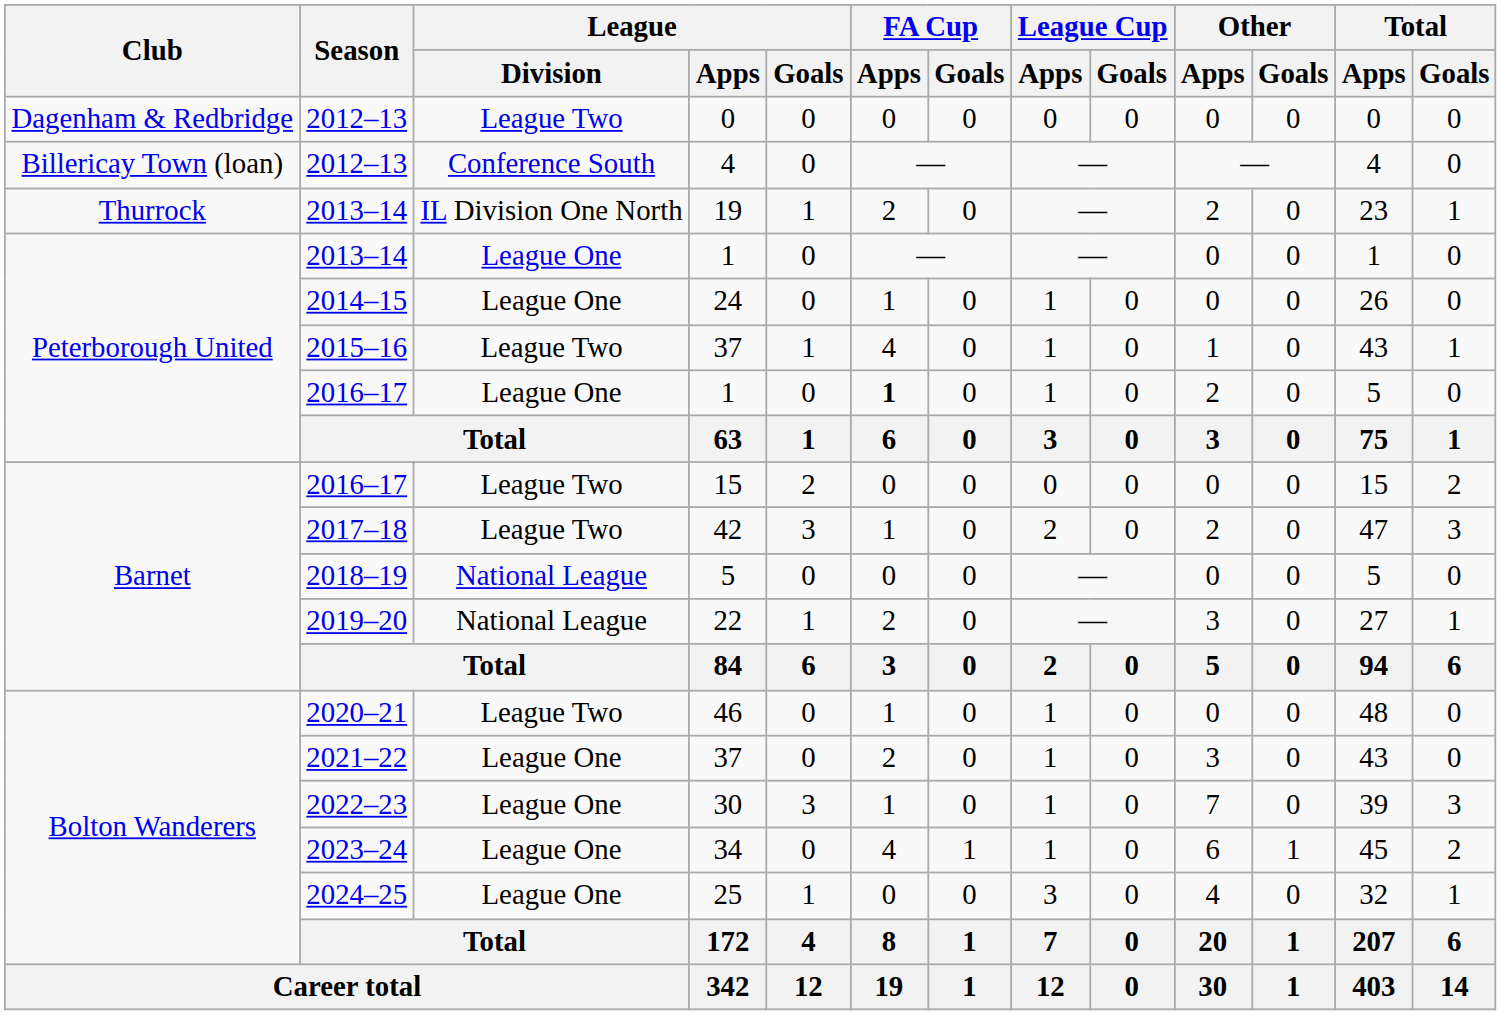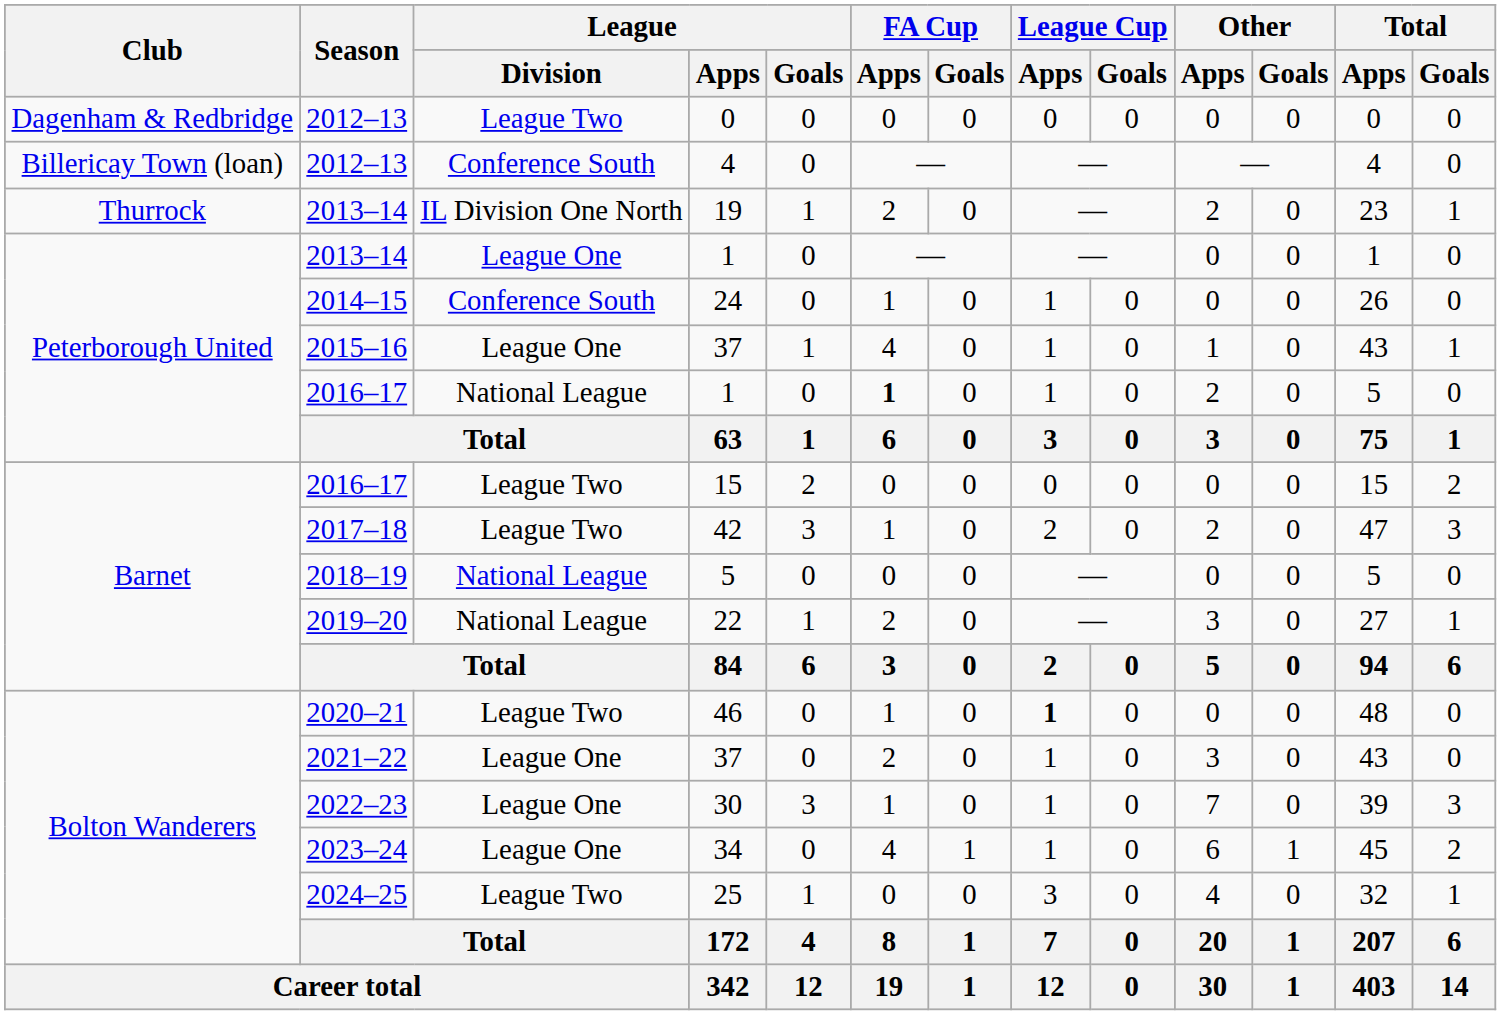(551, 301) League One -> (551, 301) Conference South
(551, 347) League Two -> (551, 347) League One
(551, 392) League One -> (551, 392) National League
(1050, 712) normal -> (1050, 712) bold
(551, 895) League One -> (551, 895) League Two
